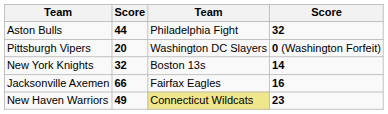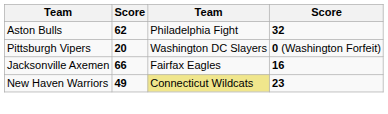(121, 30) 44 -> (121, 30) 62
- row: (50, 65)
